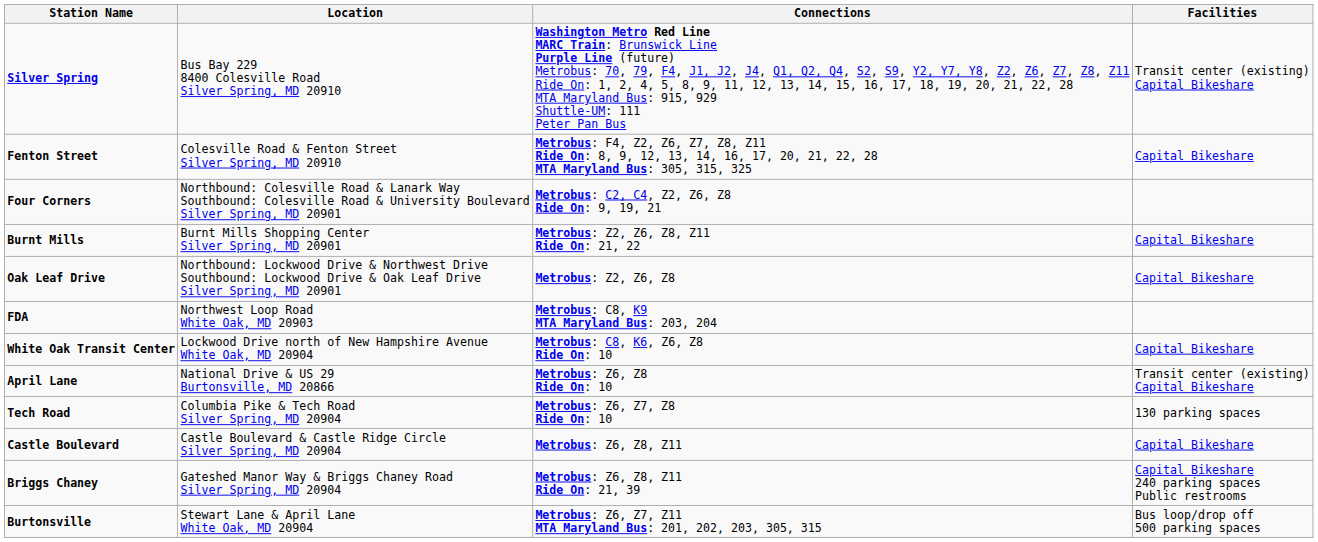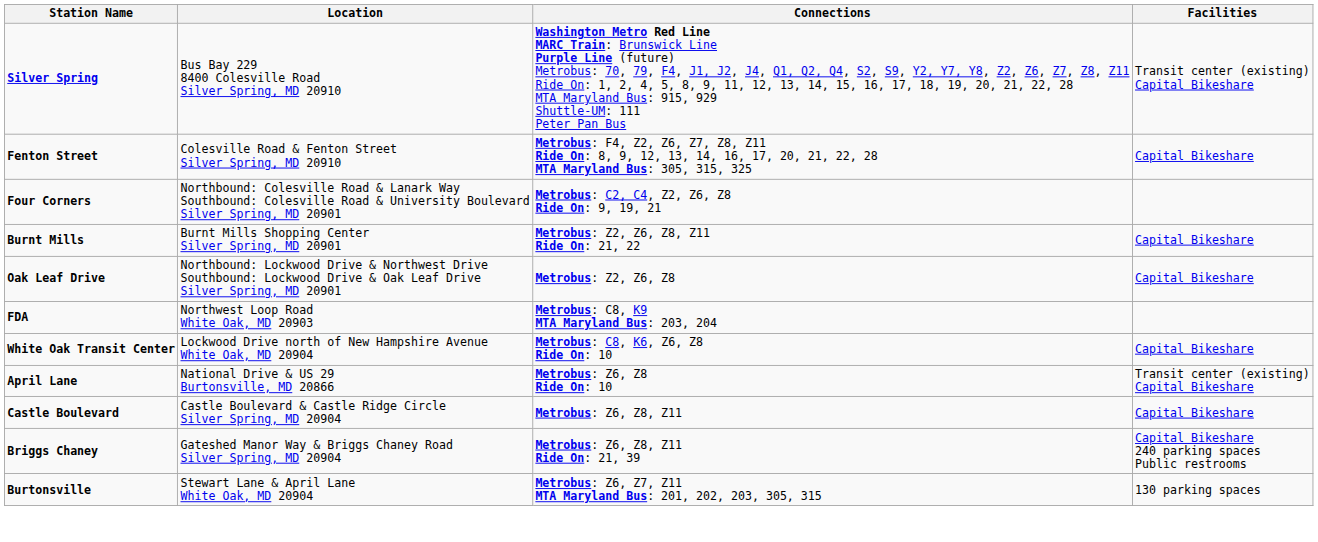- row: (39, 413)
(1198, 522) Bus loop/drop off 500 parking spaces -> (1198, 490) 130 parking spaces
